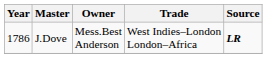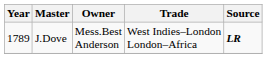(18, 37) 1786 -> (18, 37) 1789
